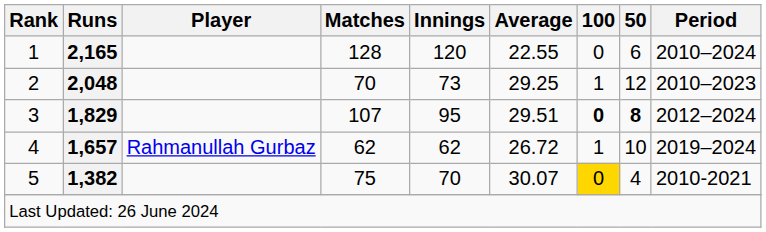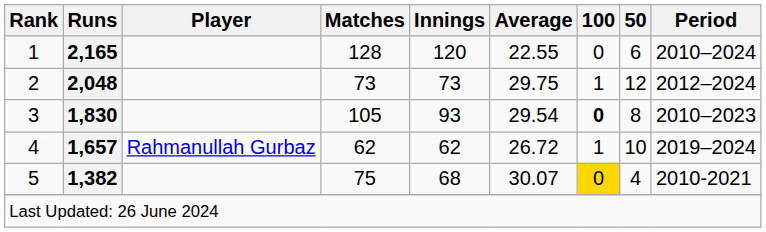(365, 83) 70 -> (365, 83) 73
(534, 83) 29.25 -> (534, 83) 29.75
(706, 83) 2010–2023 -> (706, 83) 2012–2024
(92, 115) 1,829 -> (92, 115) 1,830
(365, 115) 107 -> (365, 115) 105
(450, 115) 95 -> (450, 115) 93
(534, 115) 29.51 -> (534, 115) 29.54
(636, 115) bold -> (636, 115) normal
(706, 115) 2012–2024 -> (706, 115) 2010–2023
(450, 178) 70 -> (450, 178) 68
